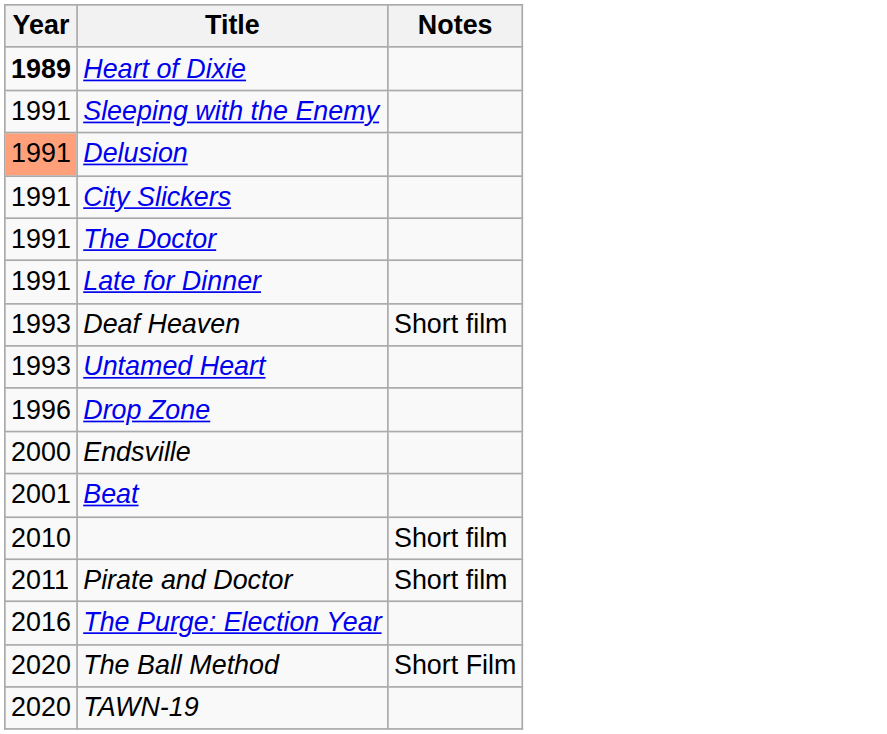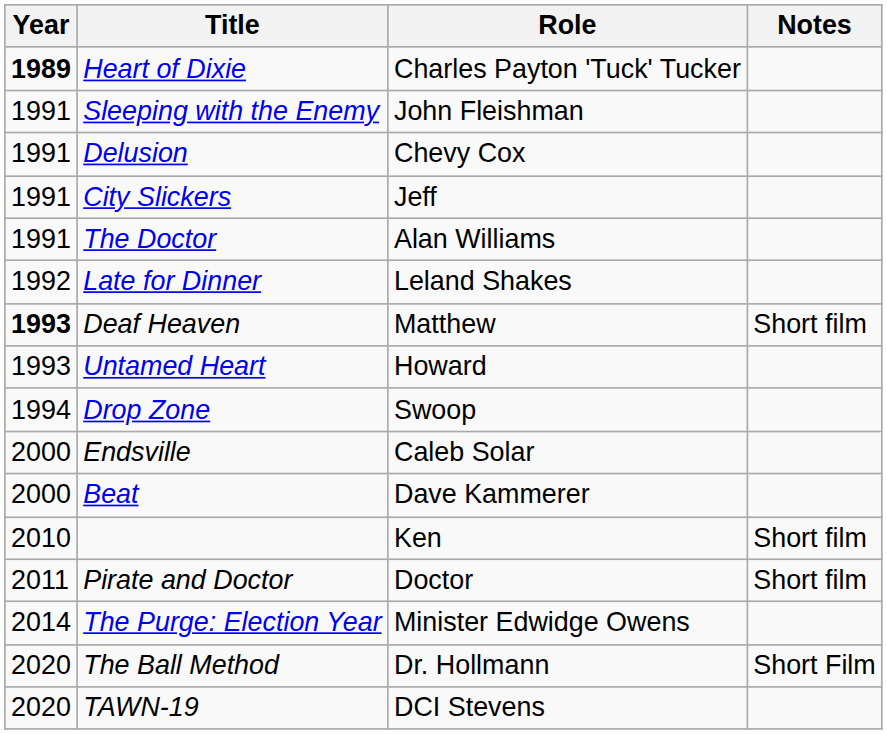+ column: (567, 25)
(41, 153) lightsalmon background -> (41, 153) no background
(41, 281) 1991 -> (41, 281) 1992
(41, 324) normal -> (41, 324) bold
(41, 409) 1996 -> (41, 409) 1994
(41, 494) 2001 -> (41, 494) 2000
(41, 622) 2016 -> (41, 622) 2014
